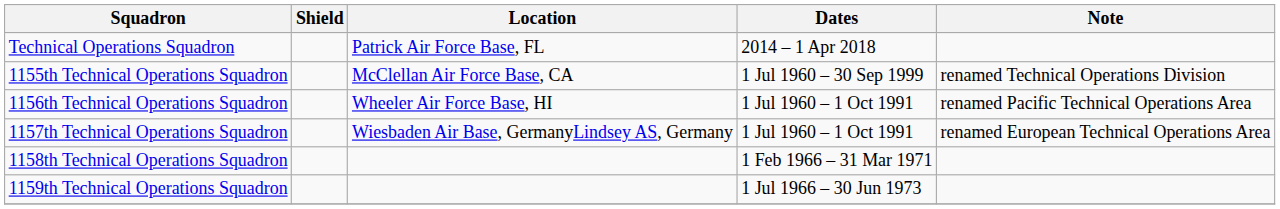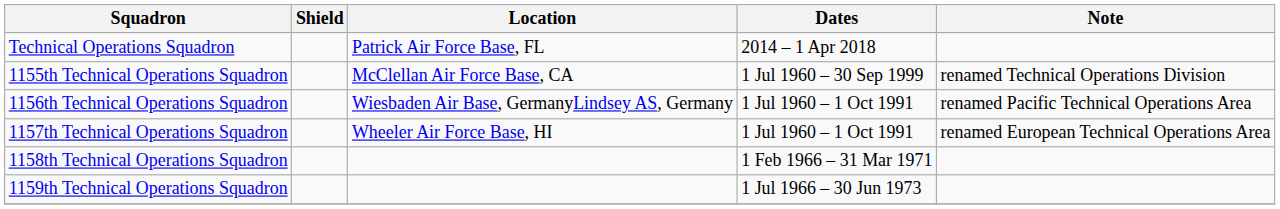(452, 103) Wheeler Air Force Base, HI -> (542, 103) Wiesbaden Air Base, GermanyLindsey AS, Germany
(542, 132) Wiesbaden Air Base, GermanyLindsey AS, Germany -> (452, 132) Wheeler Air Force Base, HI
